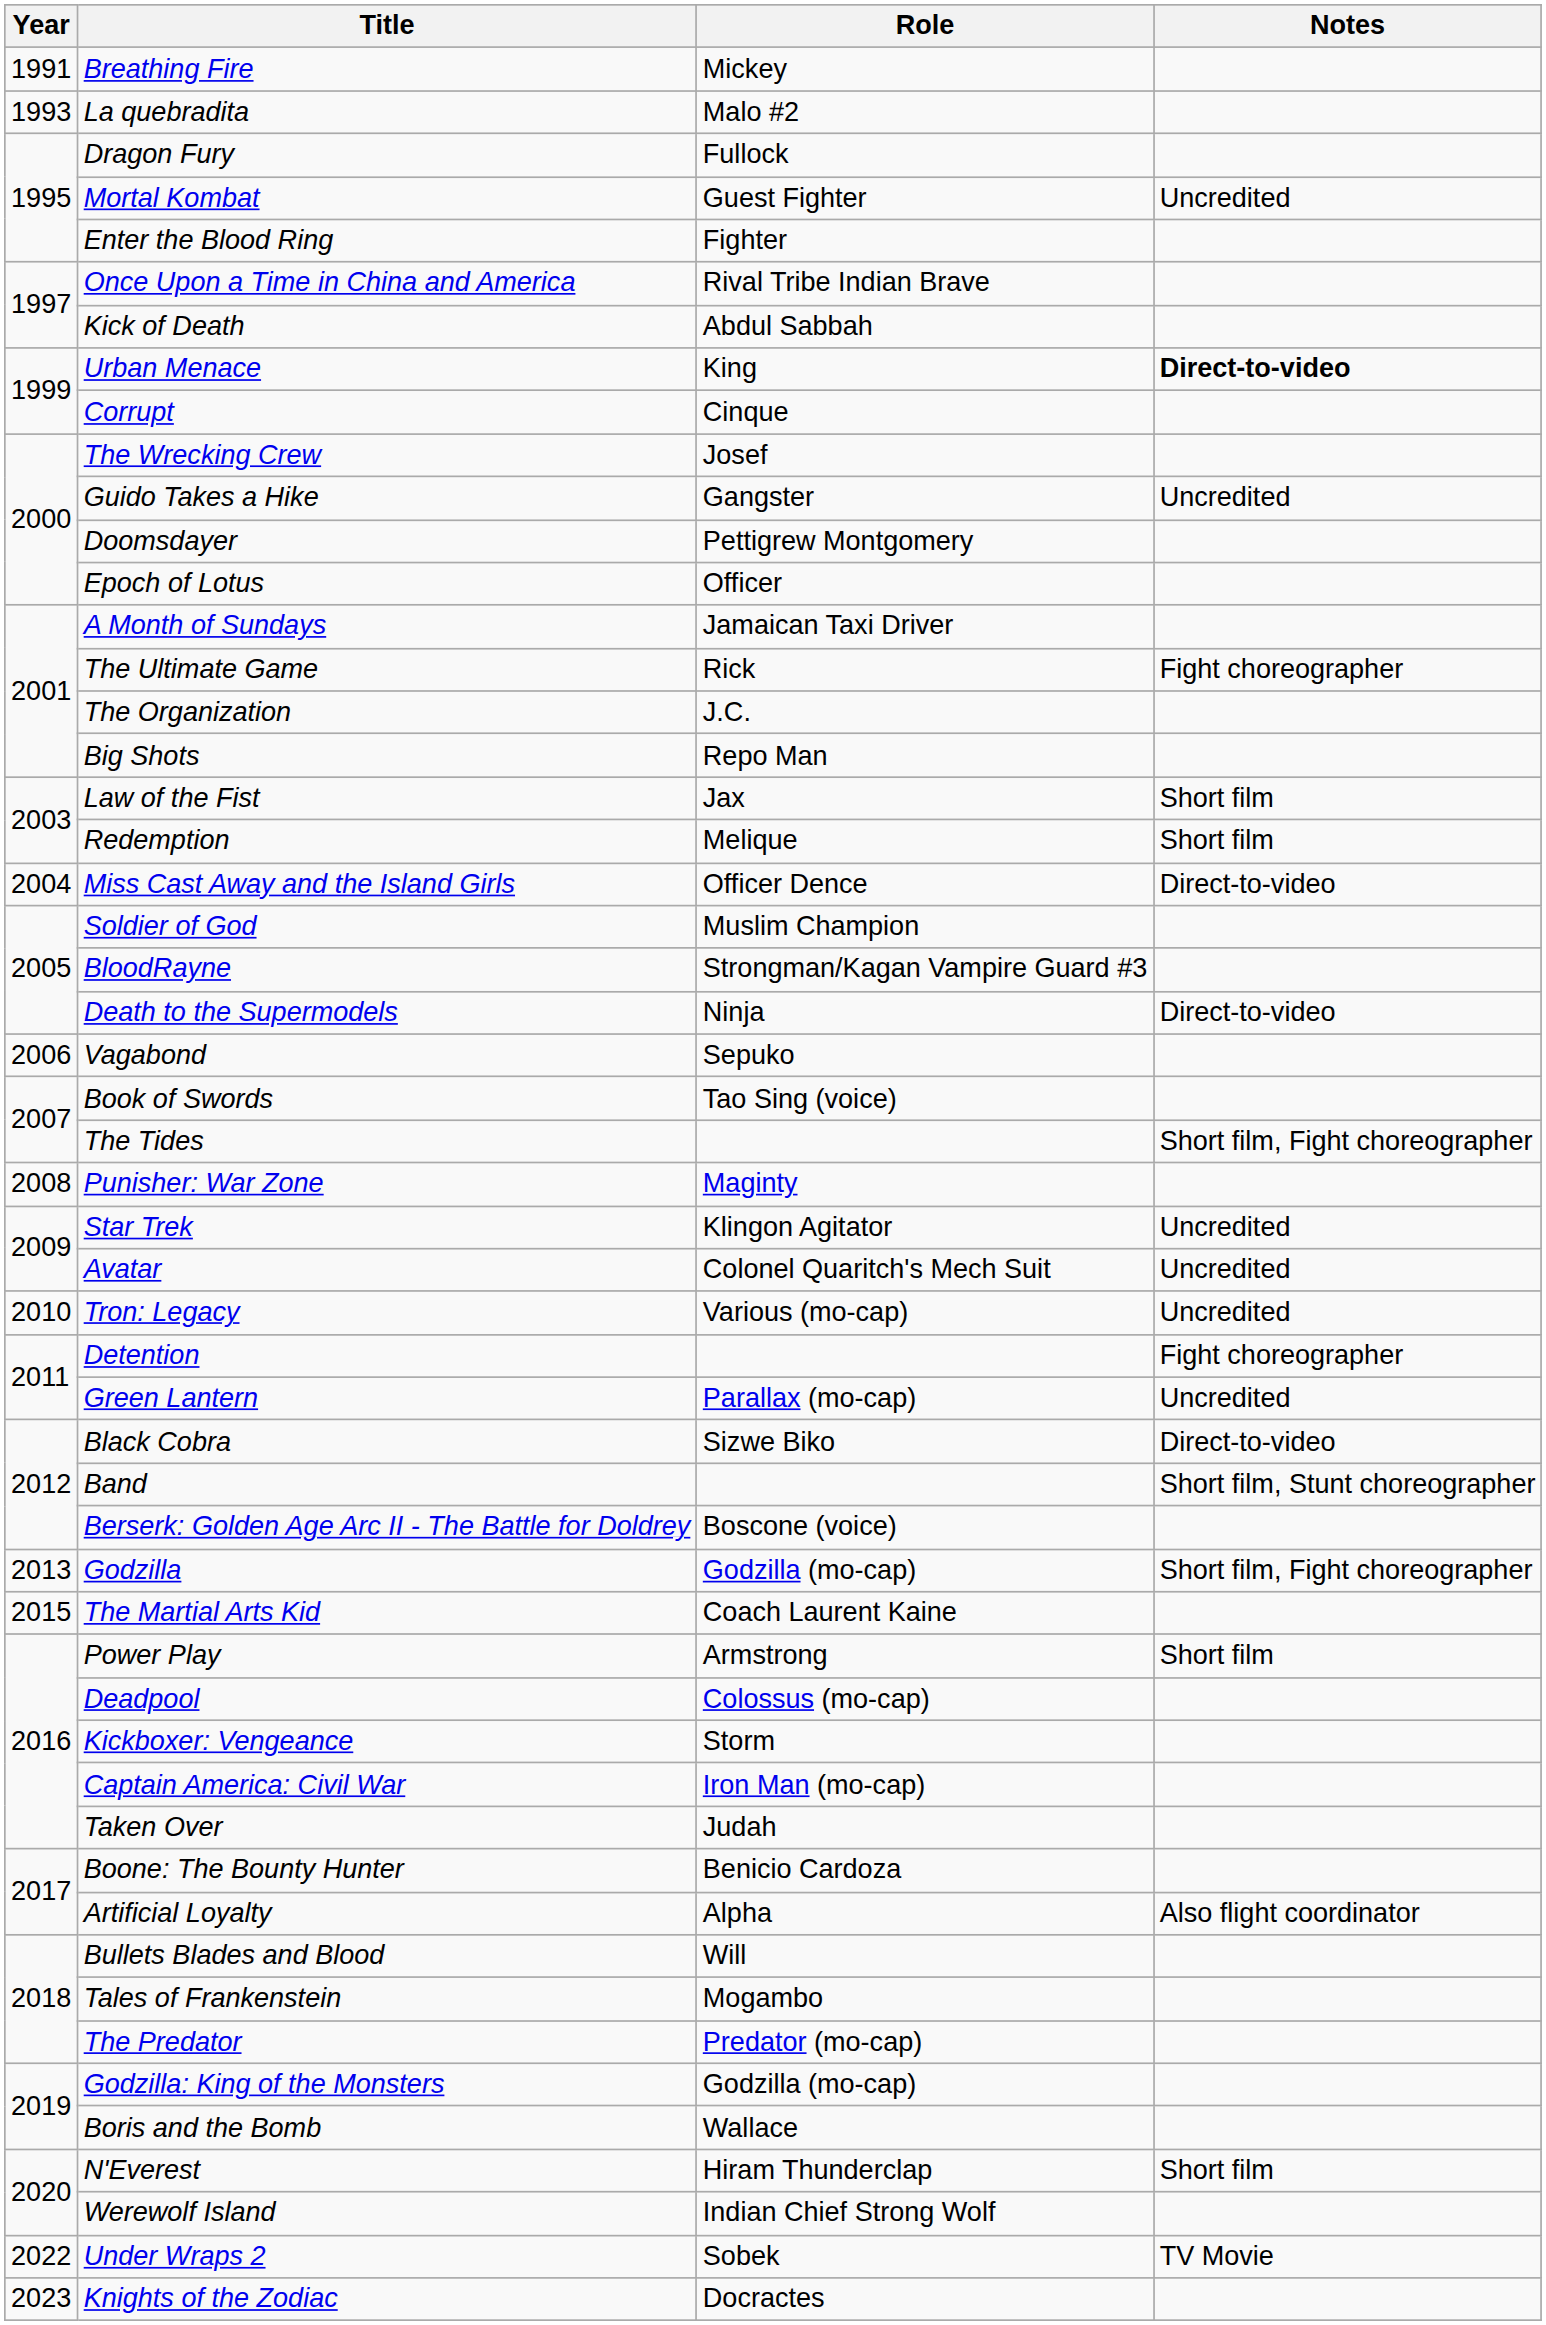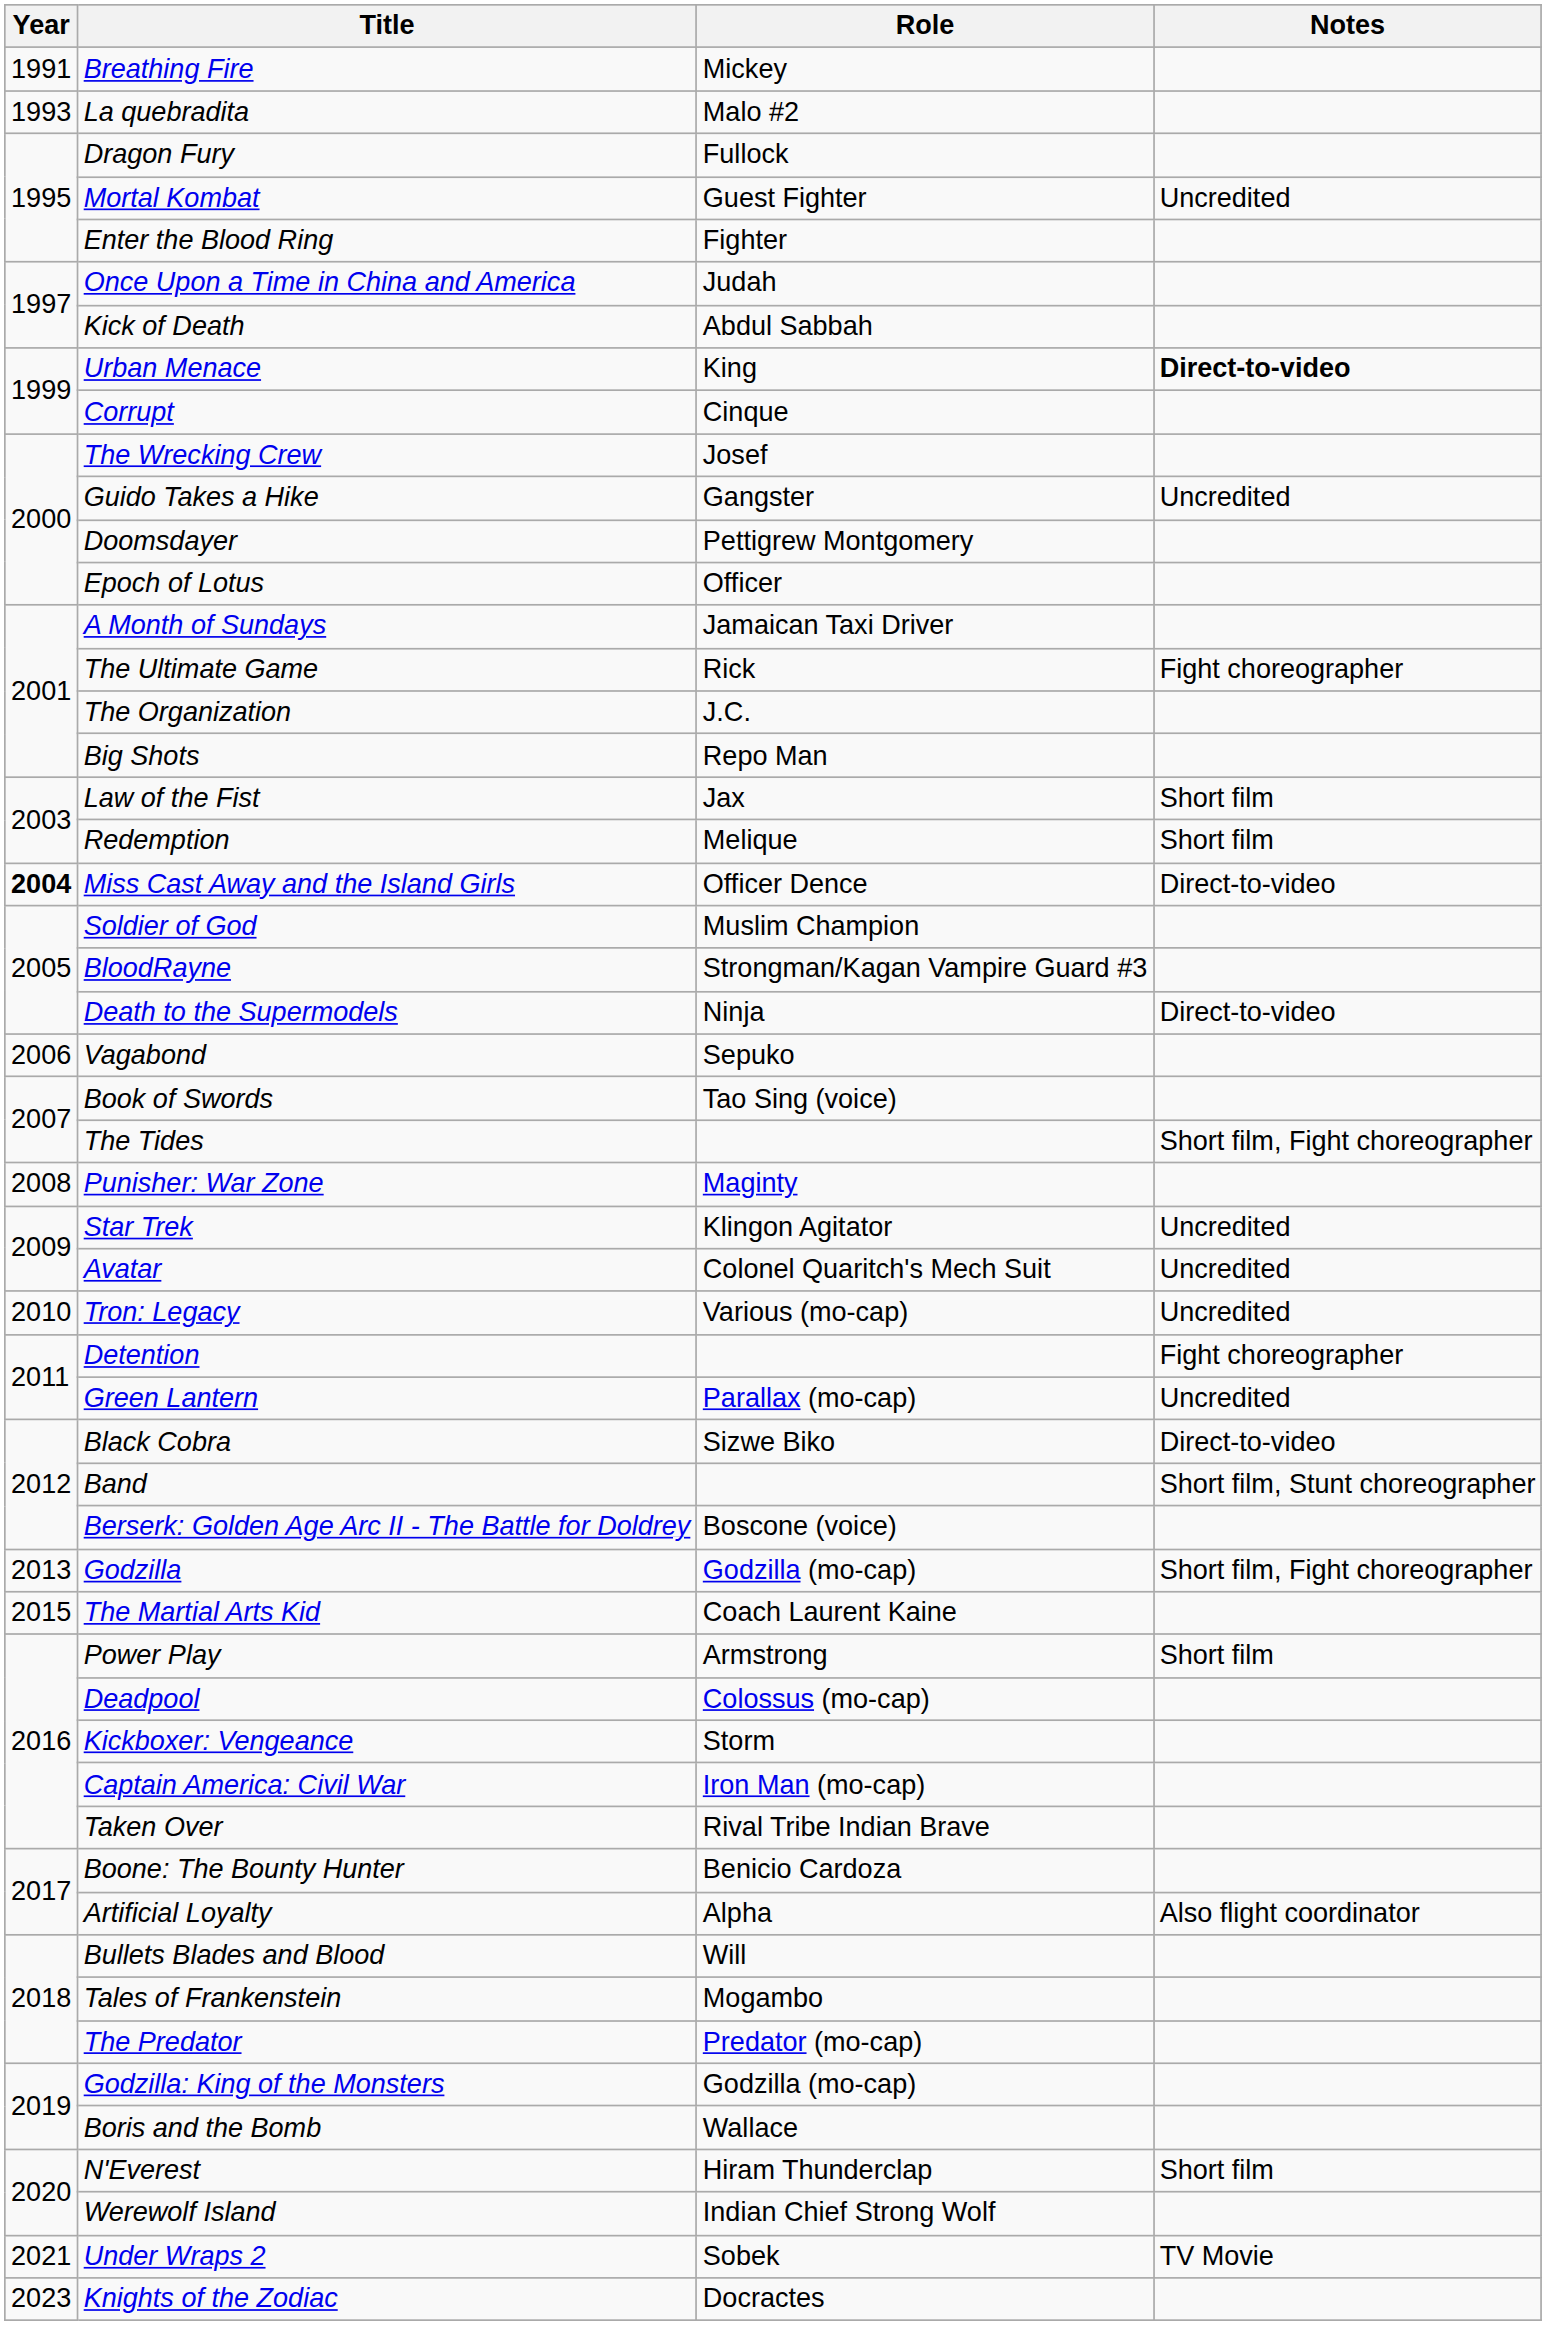(846, 283) Rival Tribe Indian Brave -> (740, 283) Judah
(41, 883) normal -> (41, 883) bold
(740, 1827) Judah -> (846, 1827) Rival Tribe Indian Brave
(41, 2255) 2022 -> (41, 2255) 2021
